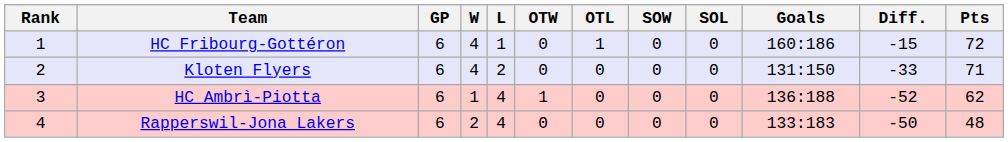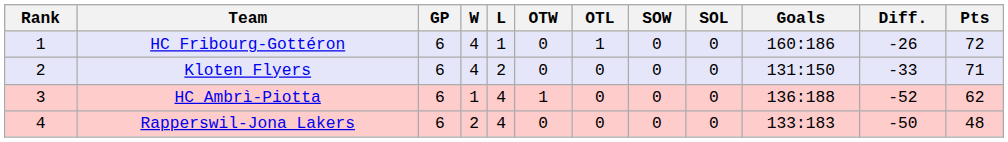(903, 44) -15 -> (903, 44) -26
